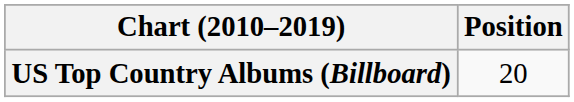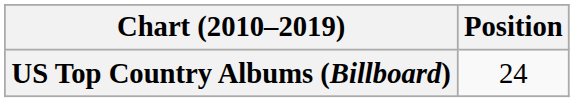(513, 72) 20 -> (513, 72) 24
